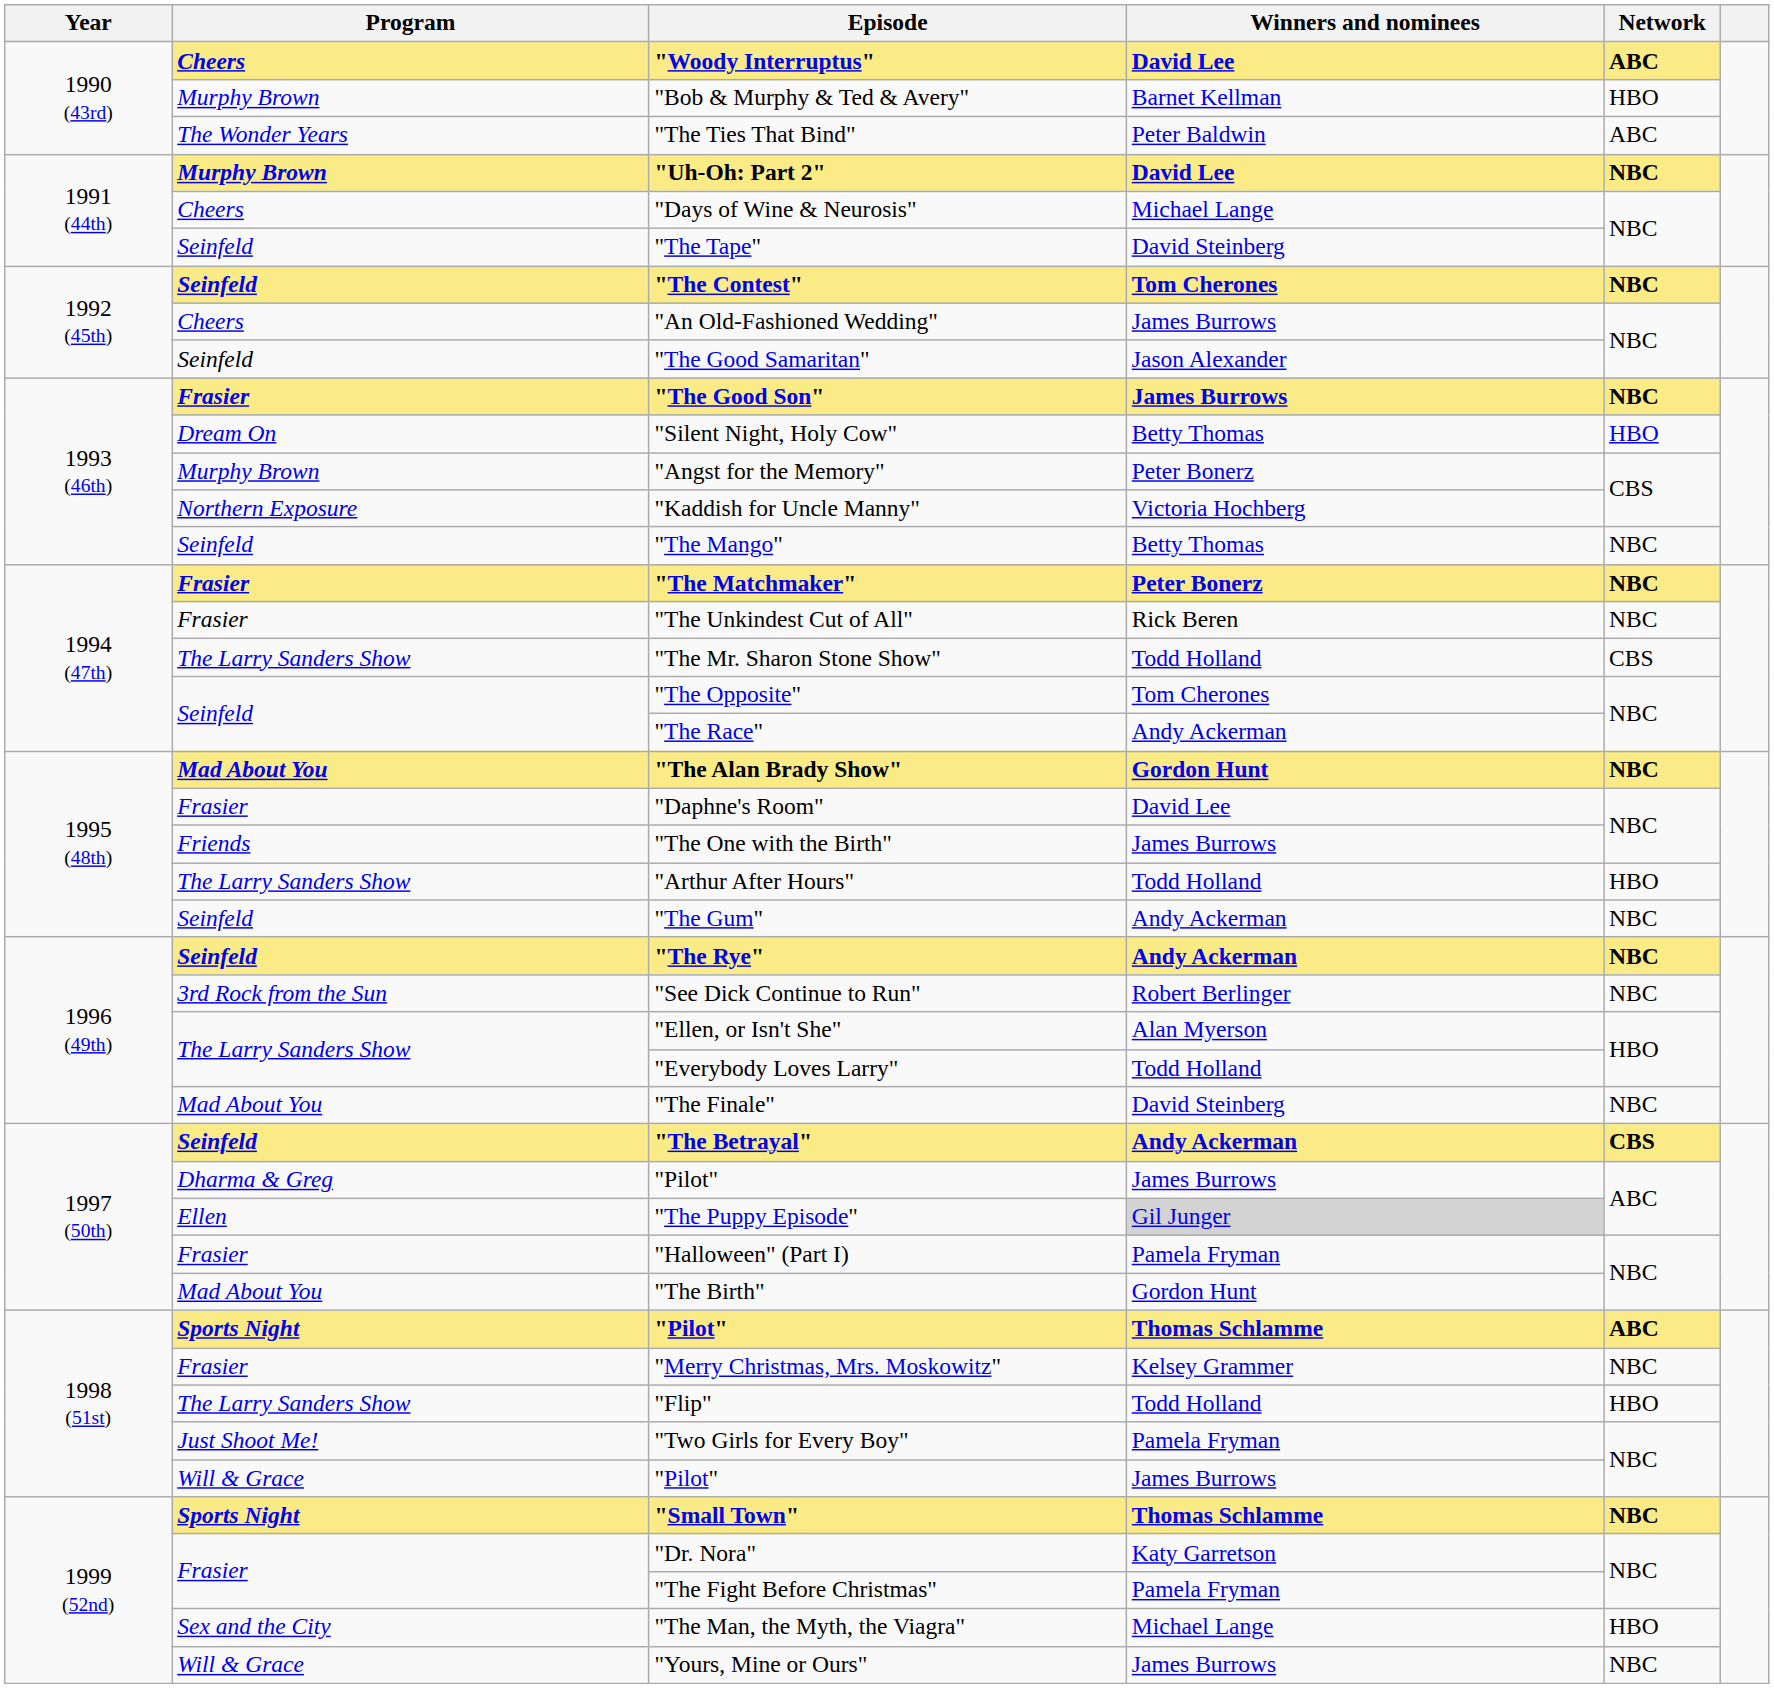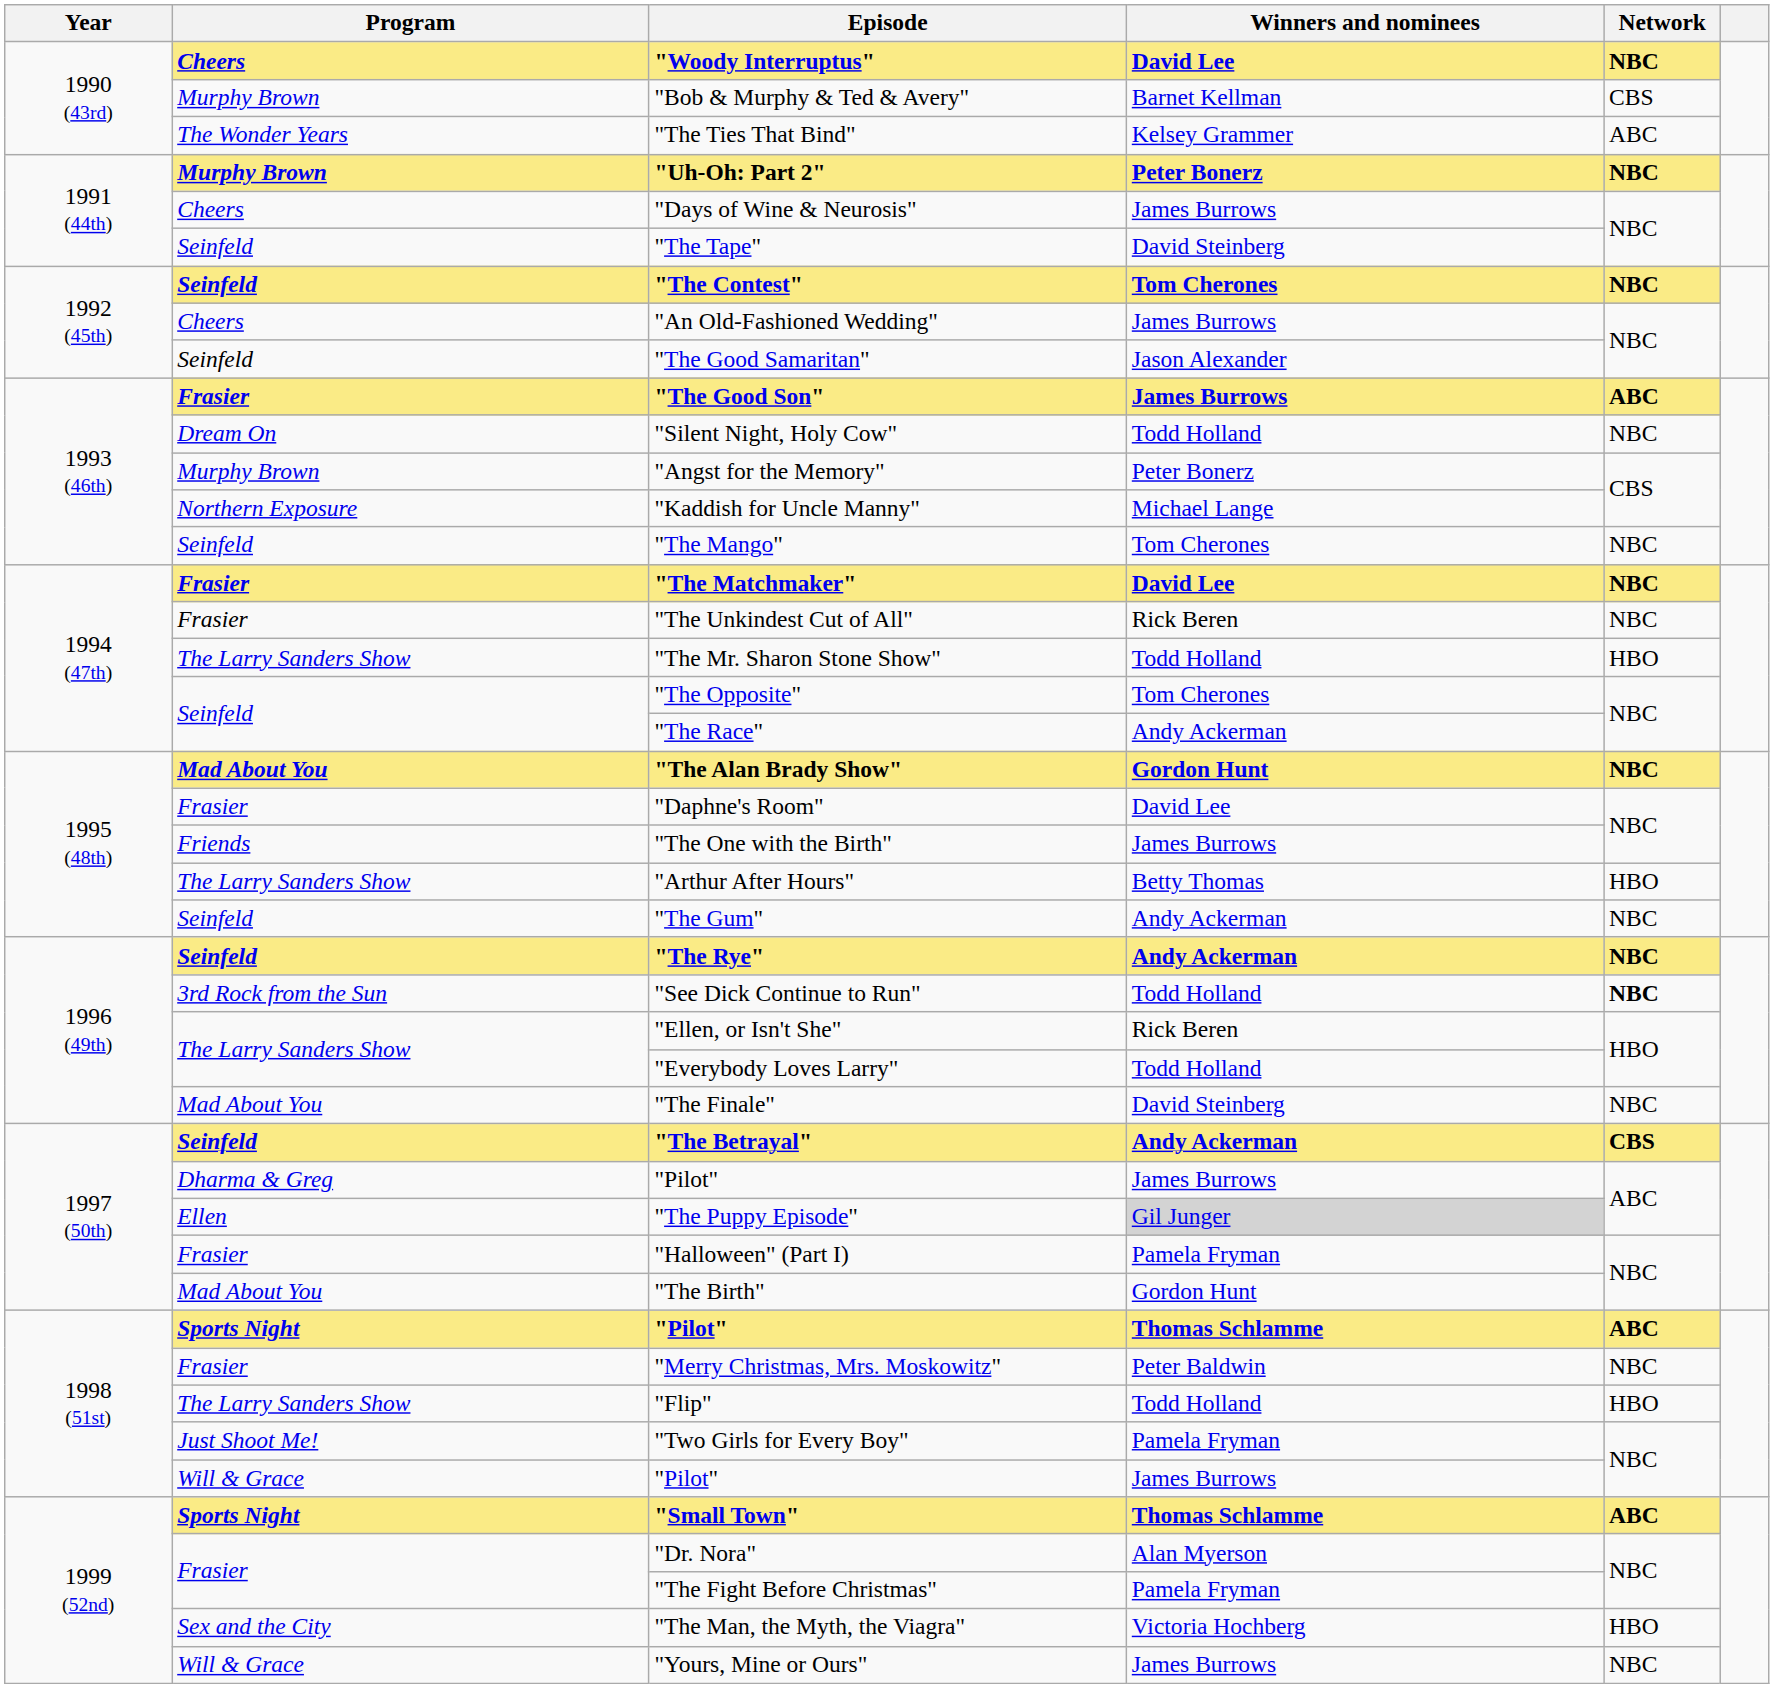(1634, 60) ABC -> (1634, 60) NBC
(1634, 97) HBO -> (1631, 97) CBS
(1199, 135) Peter Baldwin -> (1212, 135) Kelsey Grammer
(1183, 172) David Lee -> (1197, 172) Peter Bonerz
(1203, 209) Michael Lange -> (1204, 209) James Burrows
(1634, 396) NBC -> (1634, 396) ABC
(1198, 433) Betty Thomas -> (1197, 433) Todd Holland
(1634, 433) HBO -> (1633, 433) NBC
(1219, 508) Victoria Hochberg -> (1203, 508) Michael Lange
(1198, 545) Betty Thomas -> (1201, 545) Tom Cherones
(1197, 582) Peter Bonerz -> (1183, 582) David Lee
(1631, 657) CBS -> (1634, 657) HBO
(1197, 881) Todd Holland -> (1198, 881) Betty Thomas
(1211, 992) Robert Berlinger -> (1197, 992) Todd Holland
(1633, 992) normal -> (1634, 992) bold
(1199, 1030) Alan Myerson -> (1185, 1030) Rick Beren
(1212, 1365) Kelsey Grammer -> (1199, 1365) Peter Baldwin
(1634, 1515) NBC -> (1634, 1515) ABC
(1204, 1552) Katy Garretson -> (1199, 1552) Alan Myerson
(1203, 1627) Michael Lange -> (1219, 1627) Victoria Hochberg
